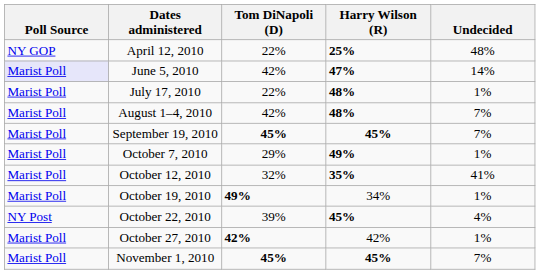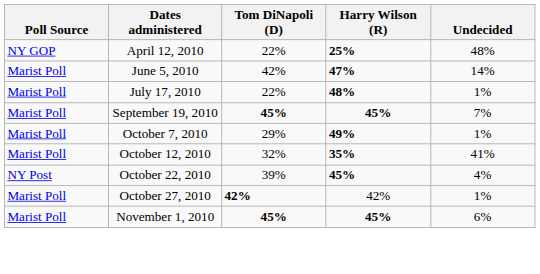(37, 71) lavender background -> (37, 71) no background
- row: (165, 112)
- row: (165, 196)
(483, 258) 7% -> (483, 216) 6%
